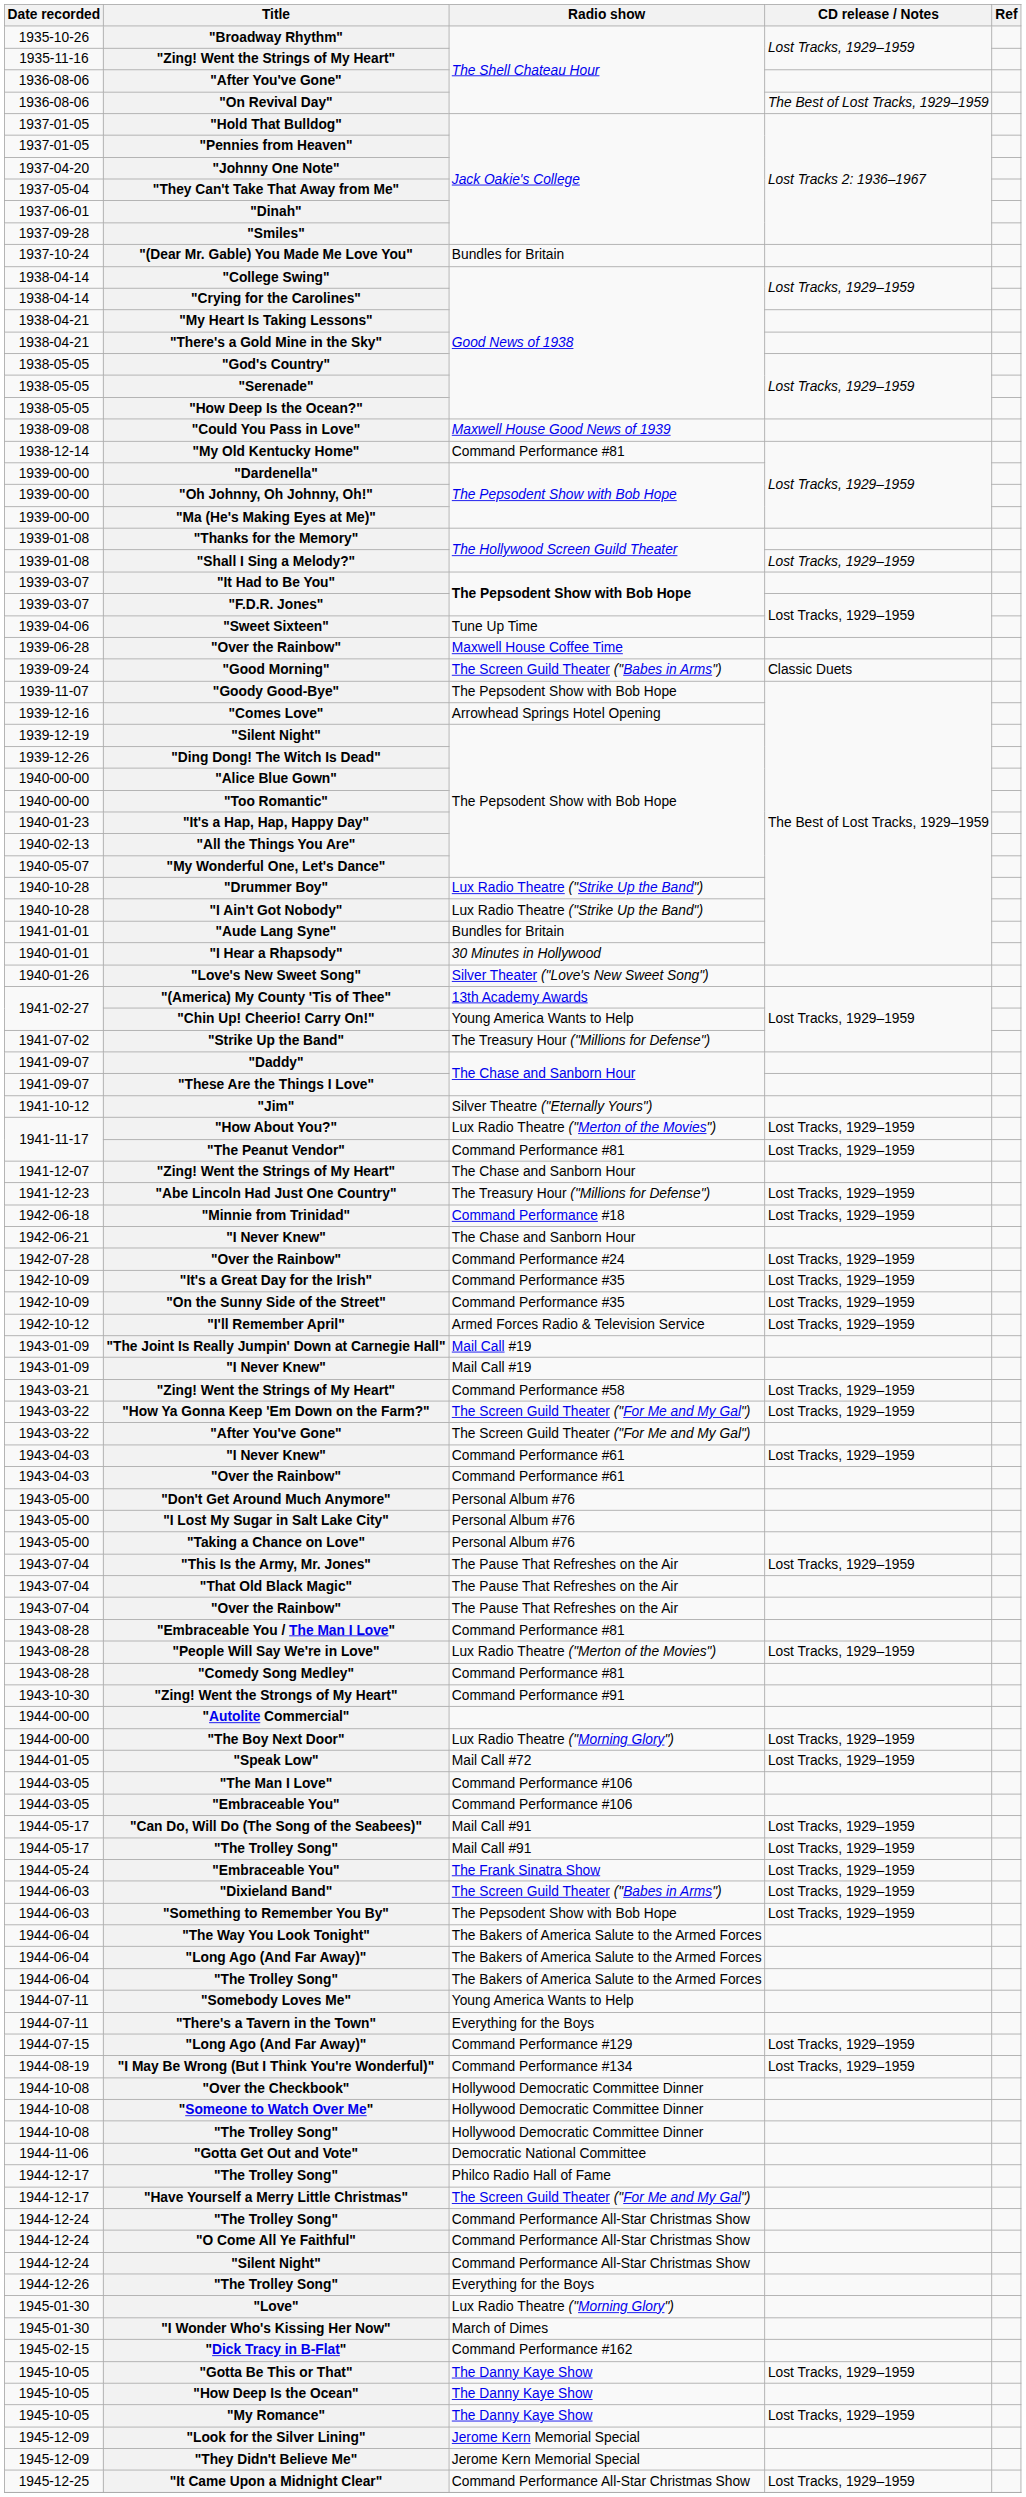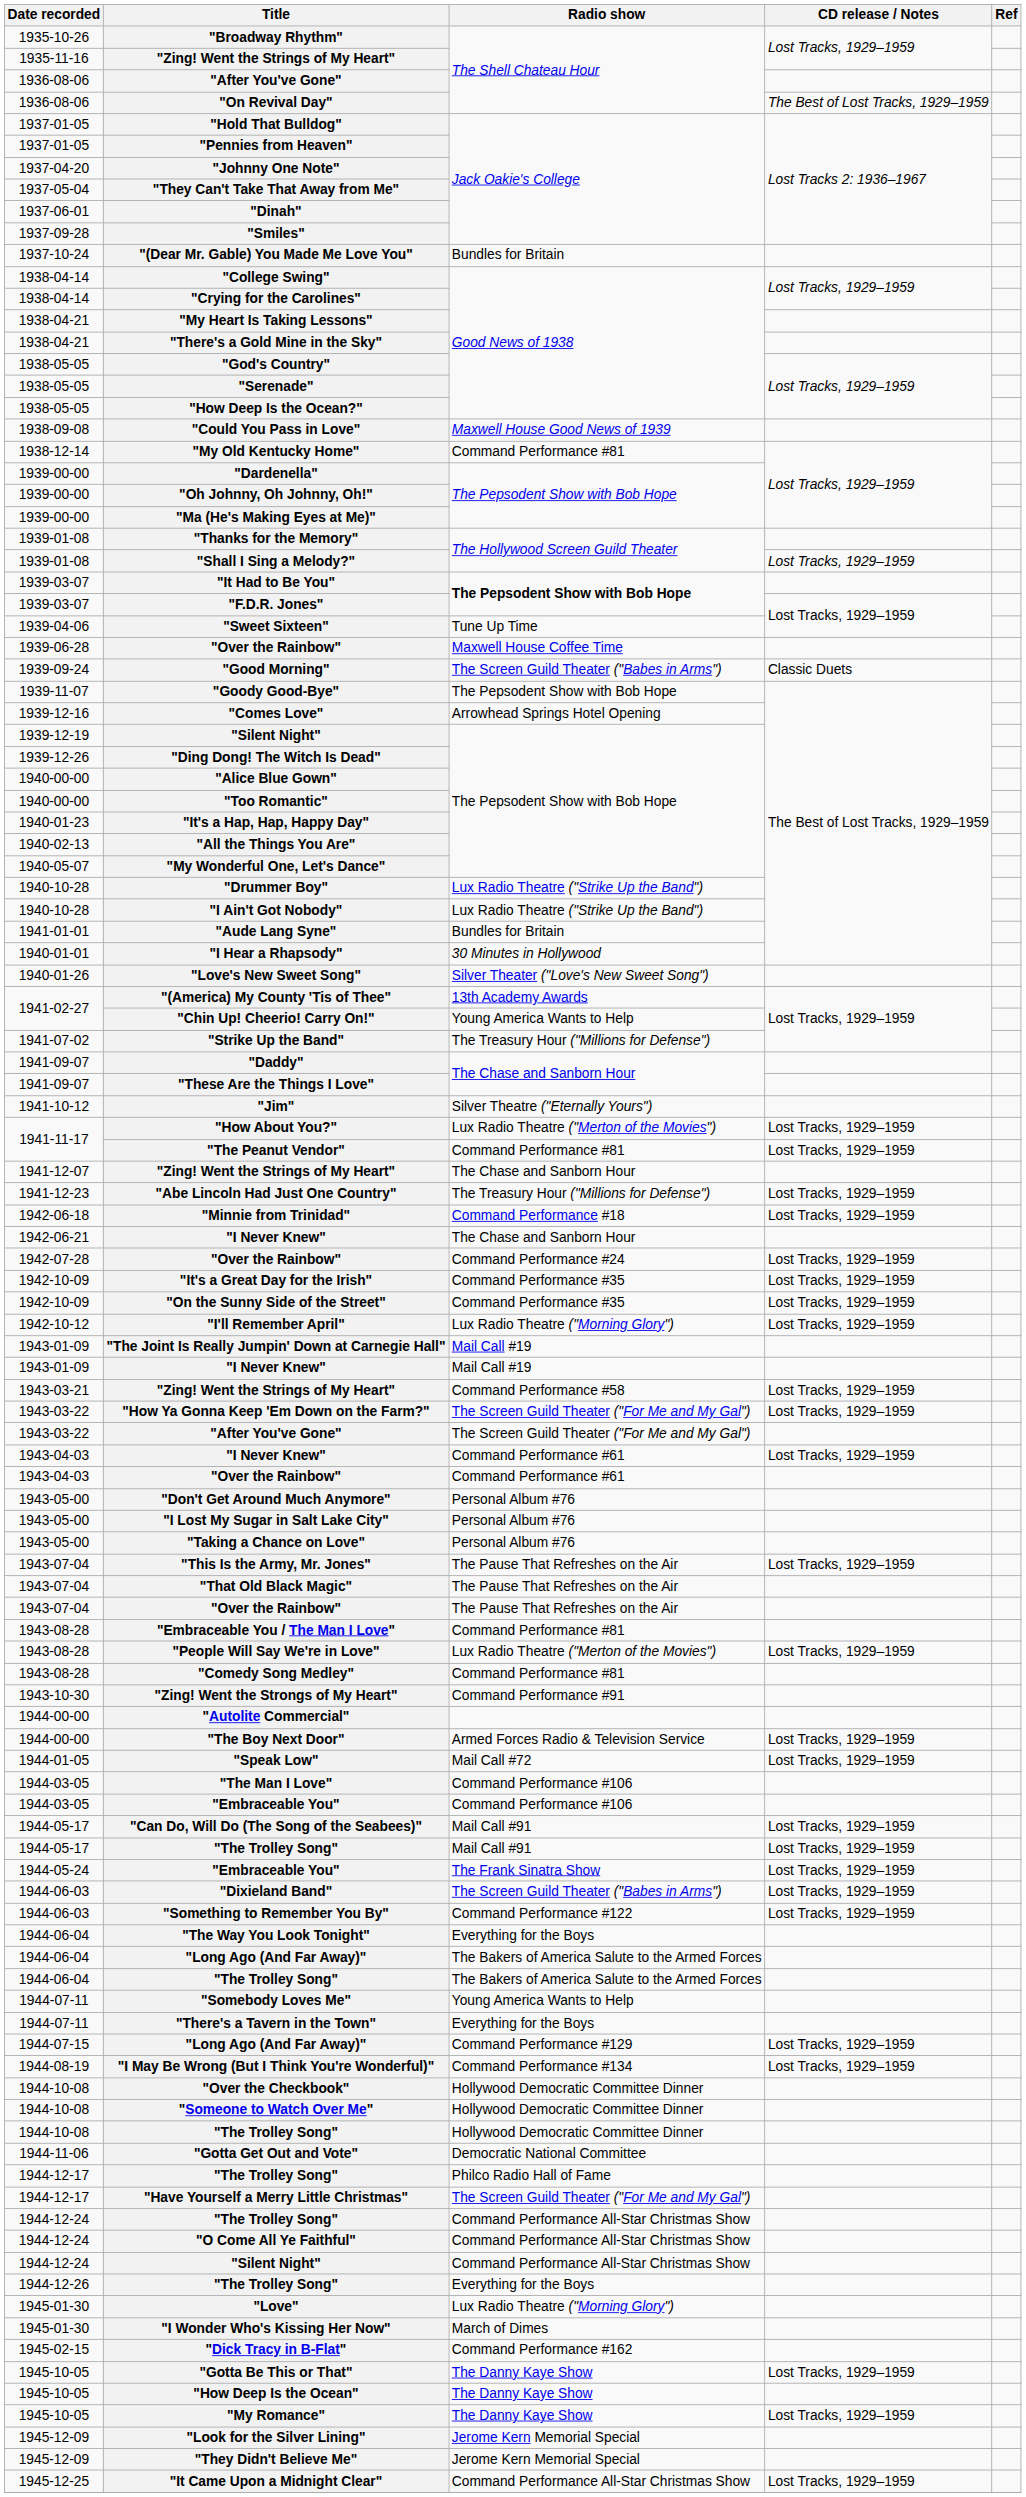(578, 1324) Armed Forces Radio & Television Service -> (563, 1324) Lux Radio Theatre ("Morning Glory")
(563, 1739) Lux Radio Theatre ("Morning Glory") -> (578, 1739) Armed Forces Radio & Television Service
(564, 1913) The Pepsodent Show with Bob Hope -> (542, 1913) Command Performance #122
(607, 1935) The Bakers of America Salute to the Armed Forces -> (523, 1935) Everything for the Boys
